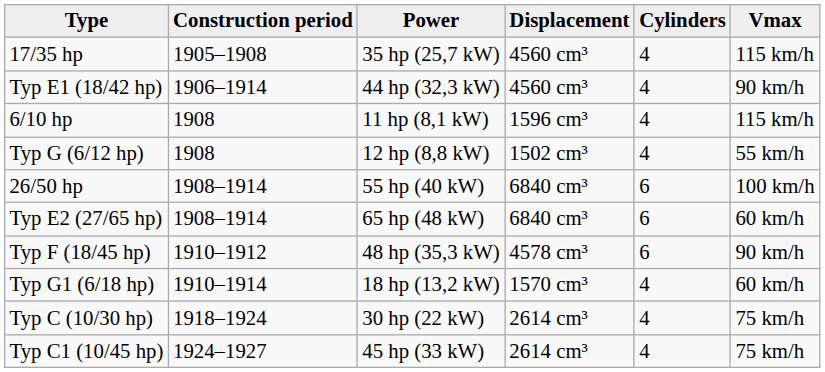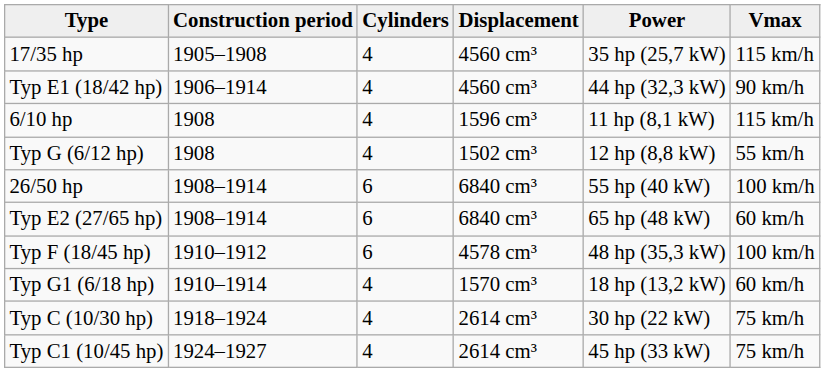columns swapped: (682, 20) <-> (431, 20)
(770, 251) 90 km/h -> (775, 251) 100 km/h
